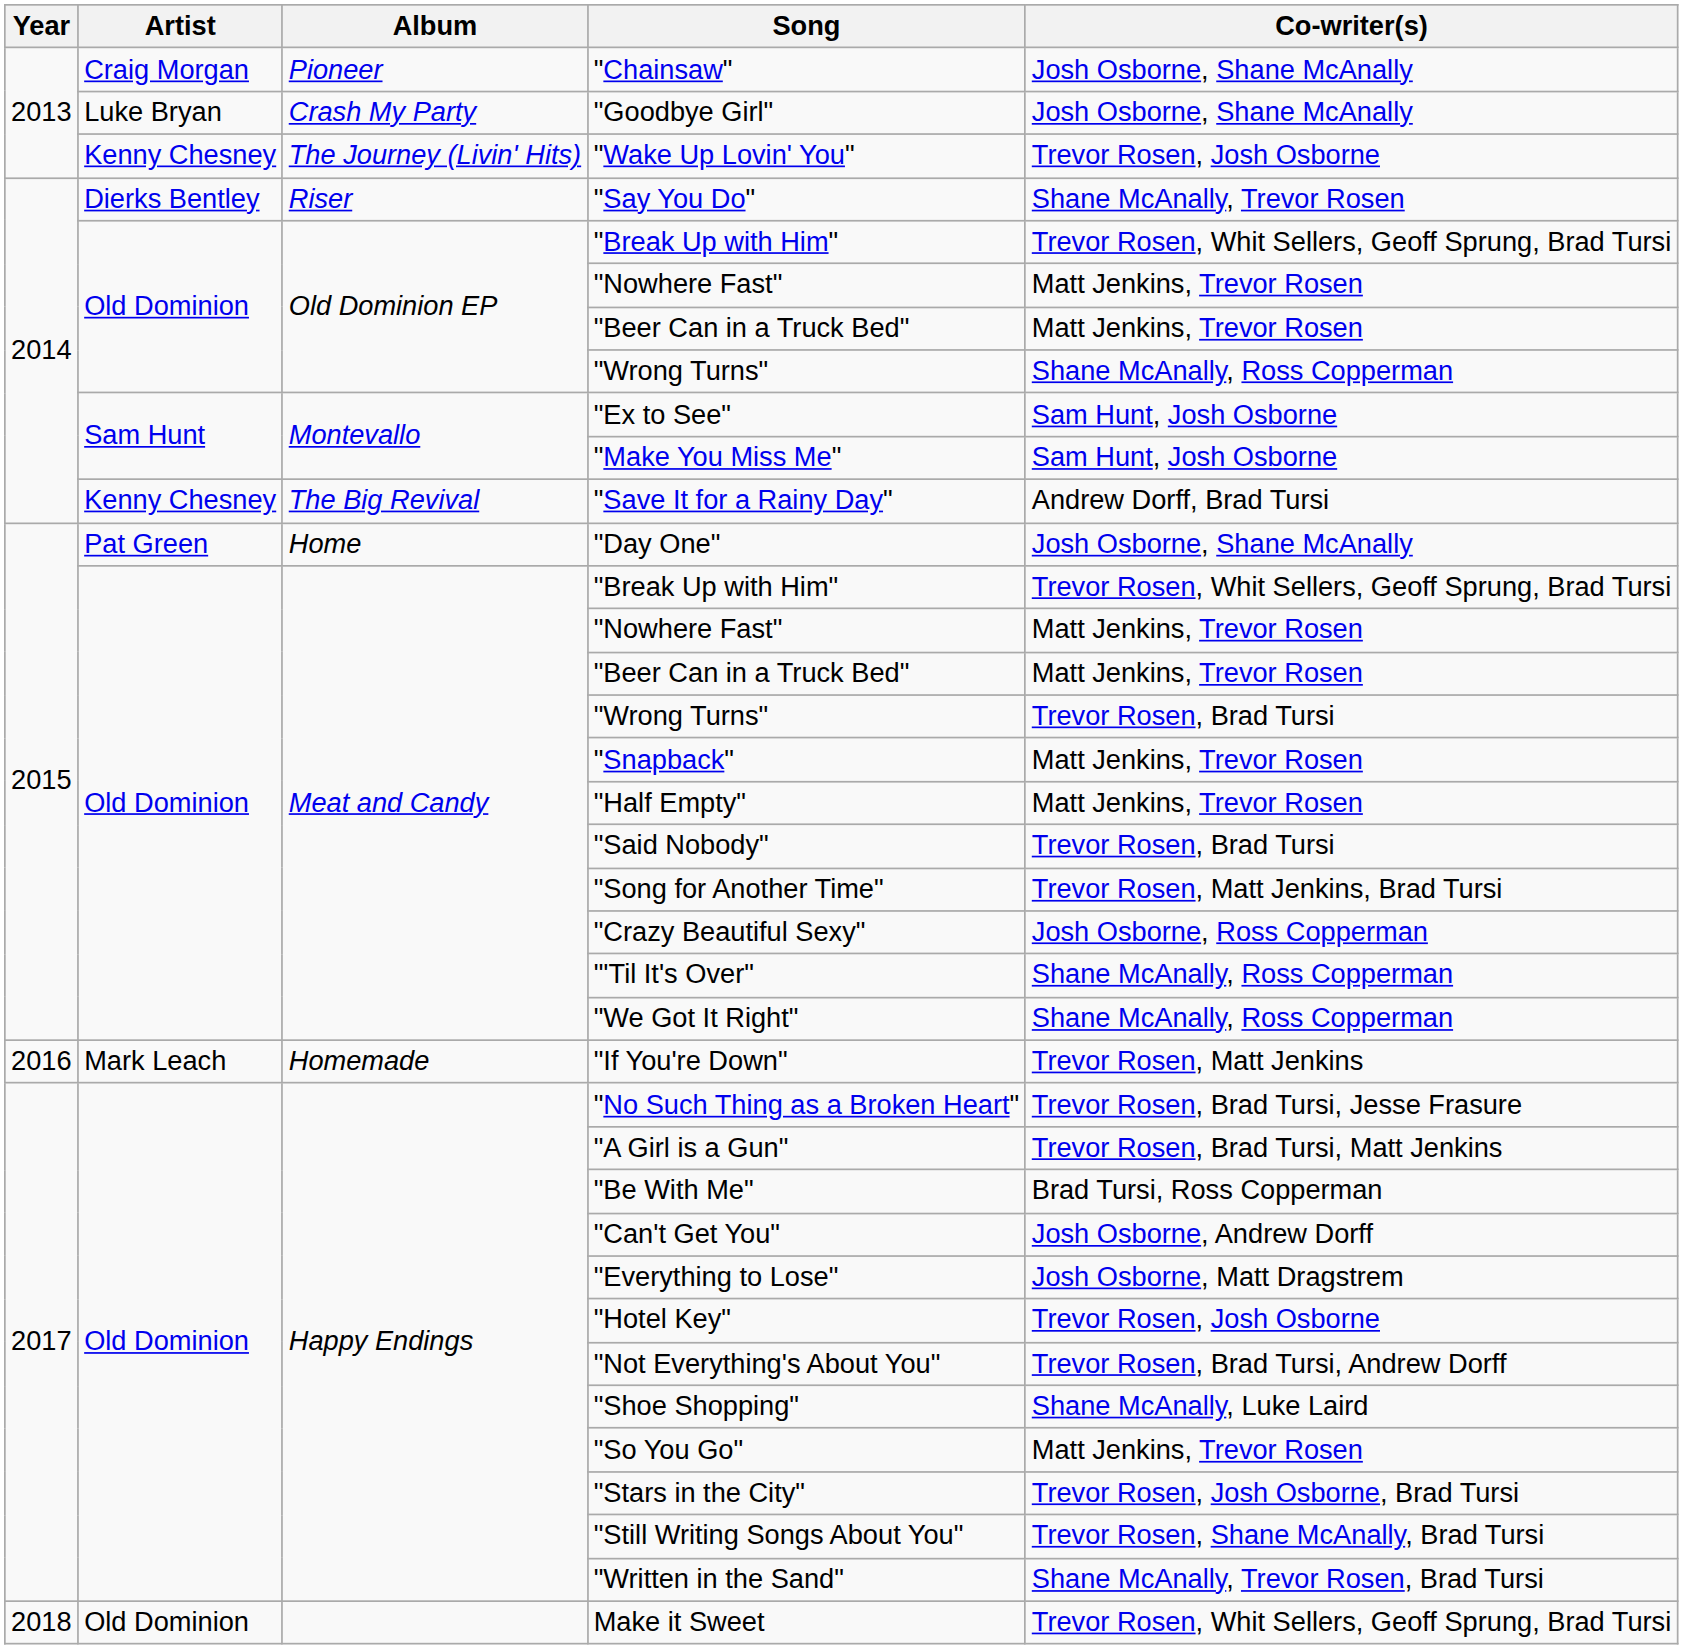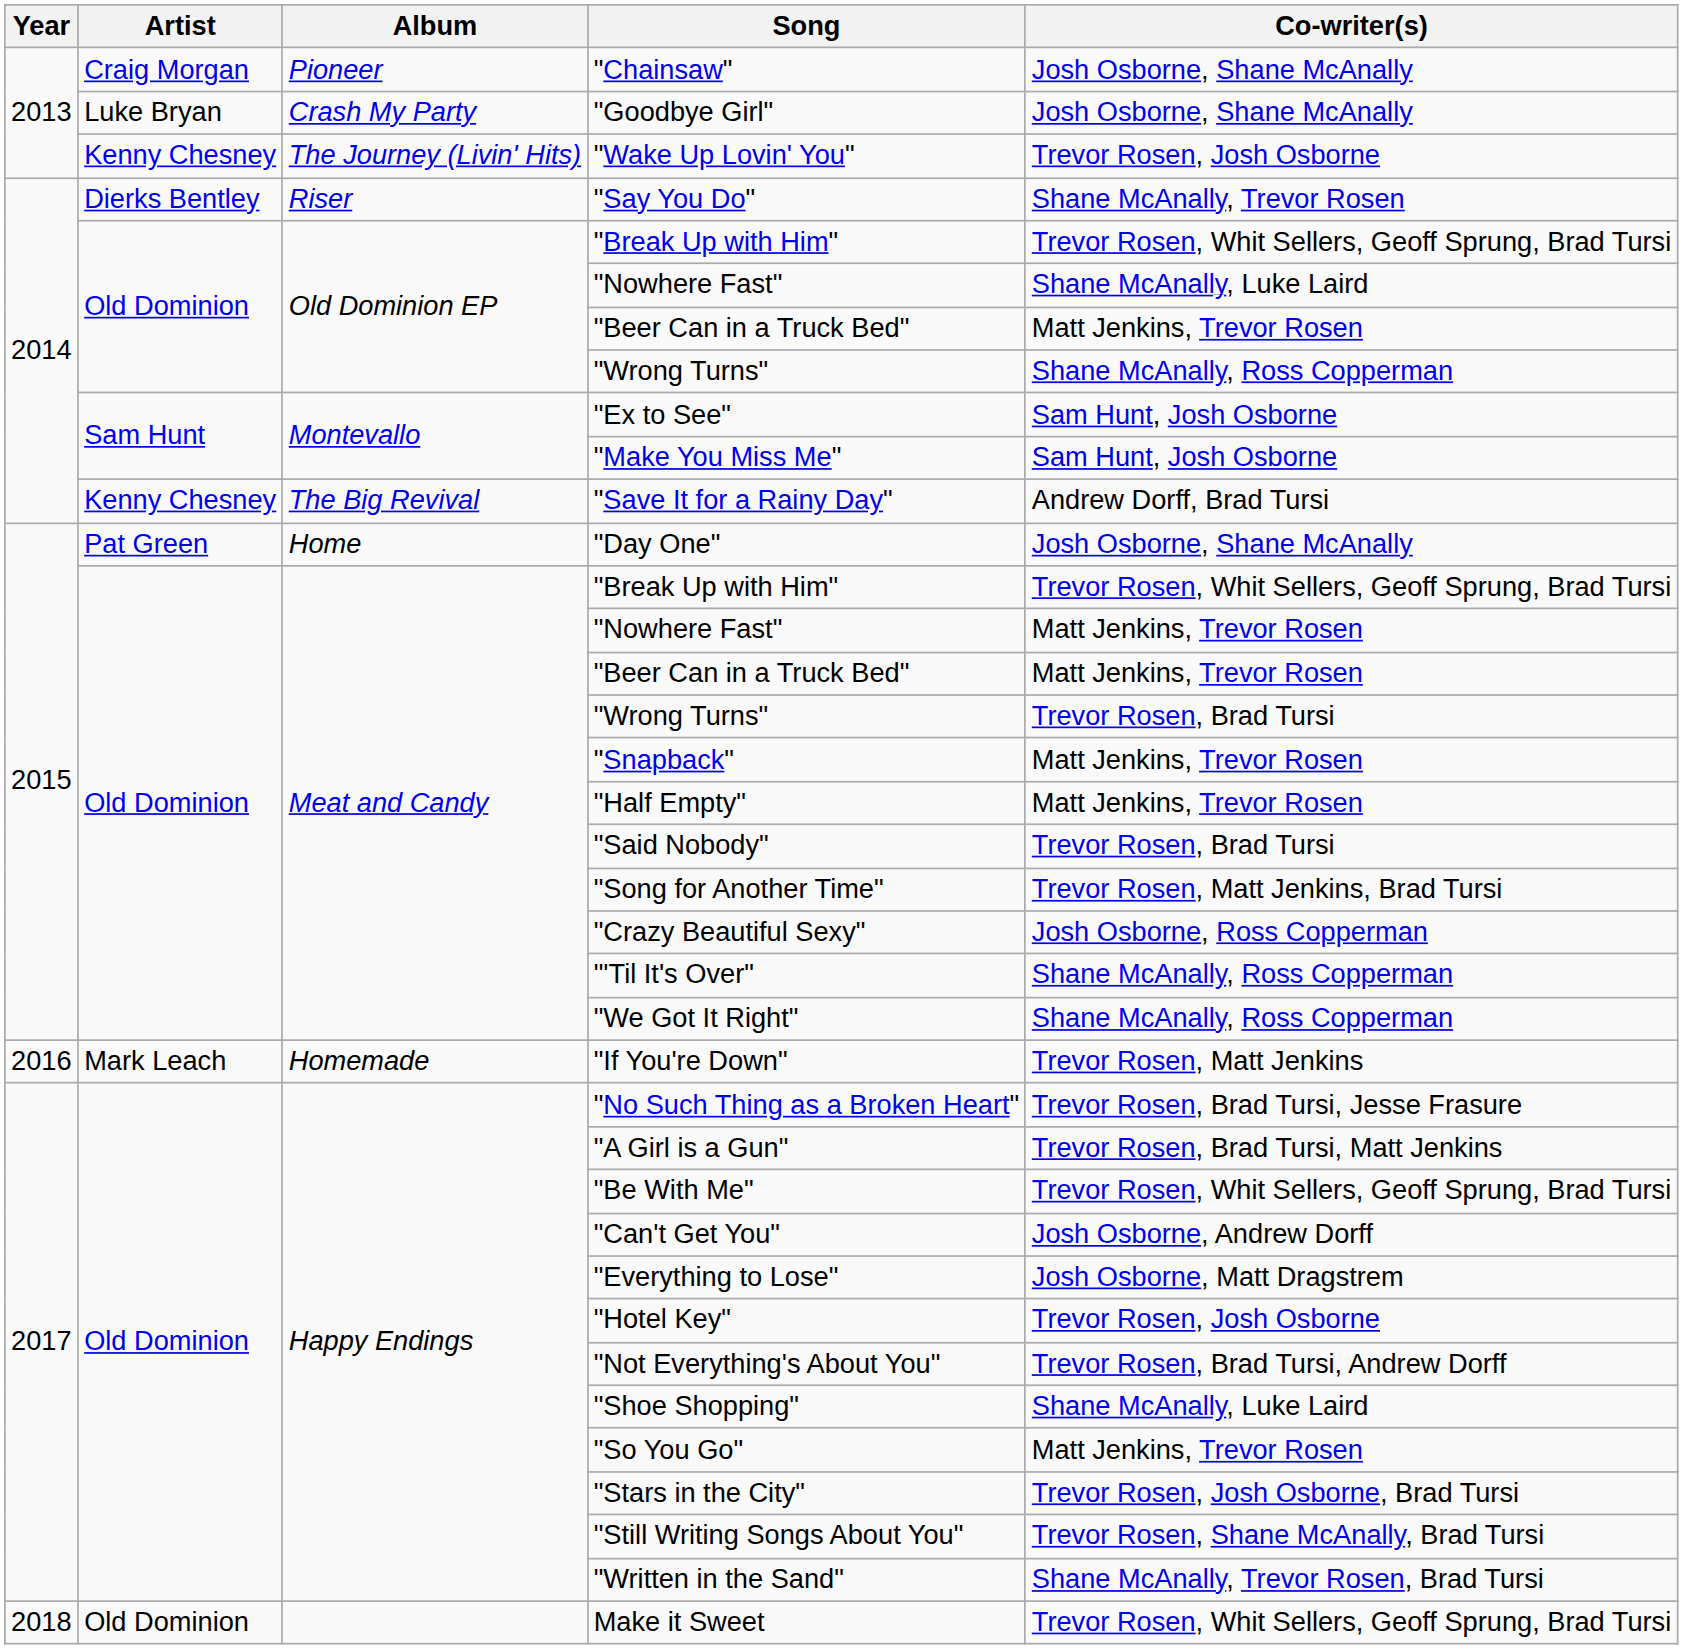(1197, 284) Matt Jenkins, Trevor Rosen -> (1200, 284) Shane McAnally, Luke Laird
(1207, 1190) Brad Tursi, Ross Copperman -> (1352, 1190) Trevor Rosen, Whit Sellers, Geoff Sprung, Brad Tursi
